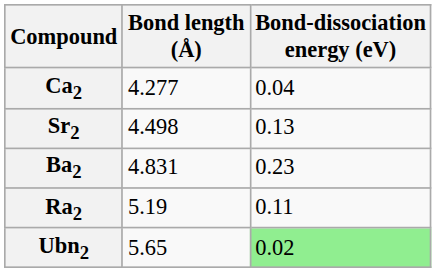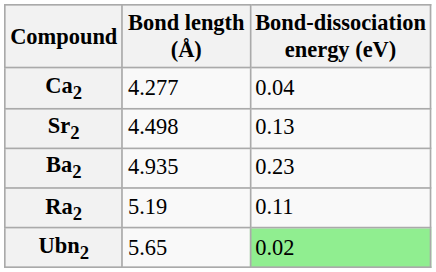(153, 167) 4.831 -> (153, 167) 4.935
